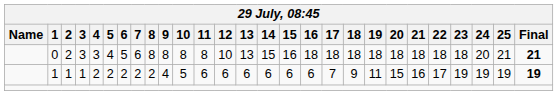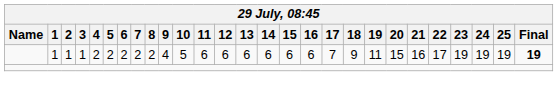- row: (55, 54)
